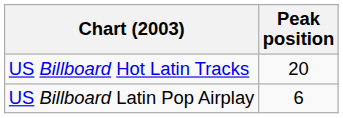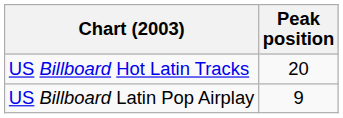(299, 98) 6 -> (299, 98) 9
